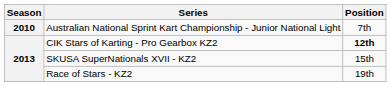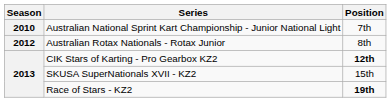+ row: (136, 43)
(364, 73) normal -> (364, 89) bold
